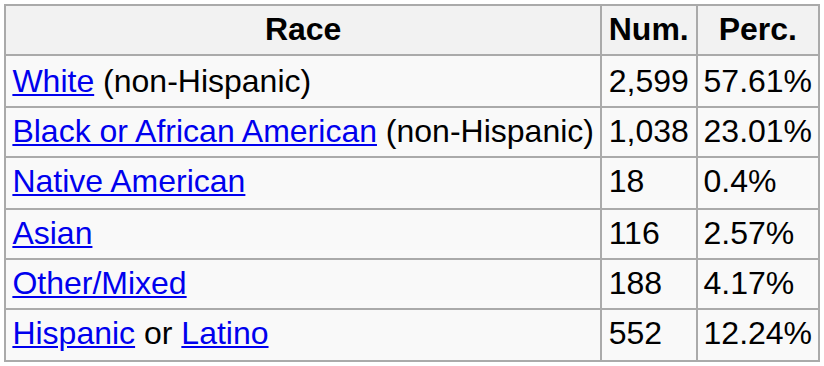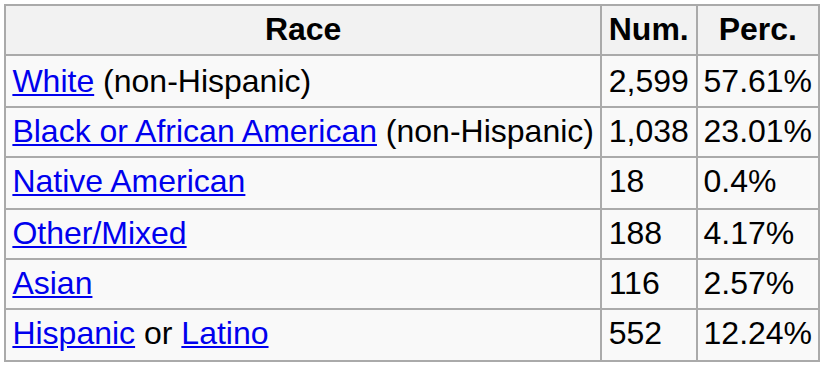rows swapped: (52, 232) <-> (100, 283)
